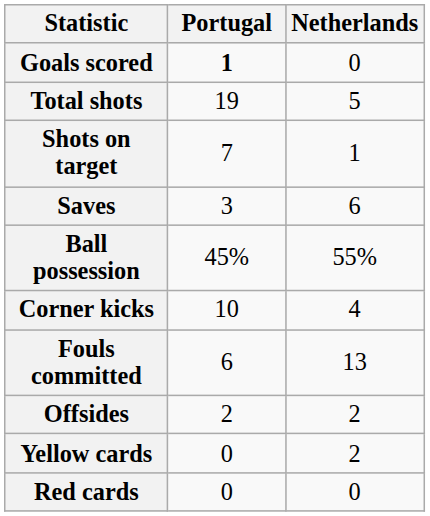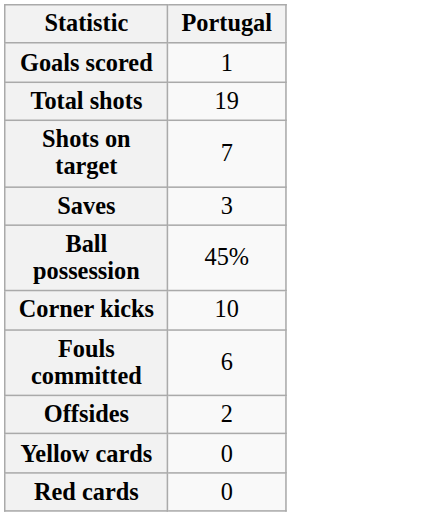- column: (355, 23)
(227, 62) bold -> (227, 62) normal
